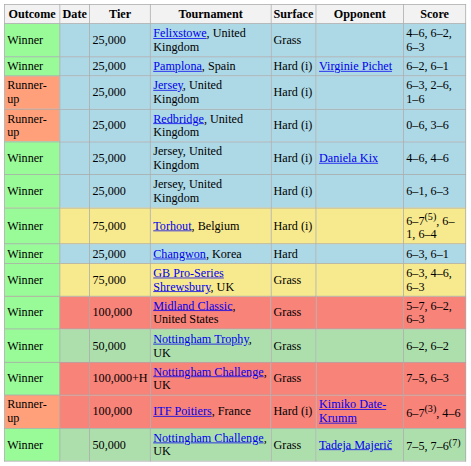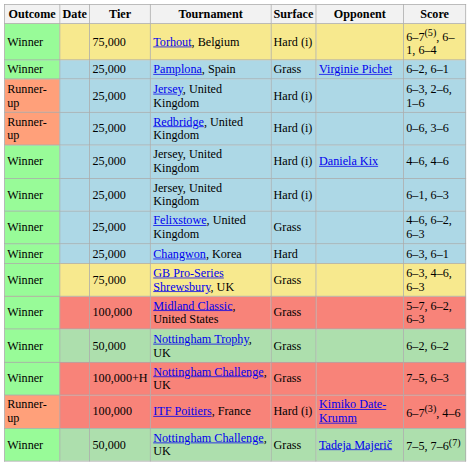rows swapped: (109, 40) <-> (109, 226)
(293, 66) Hard (i) -> (287, 69) Grass
